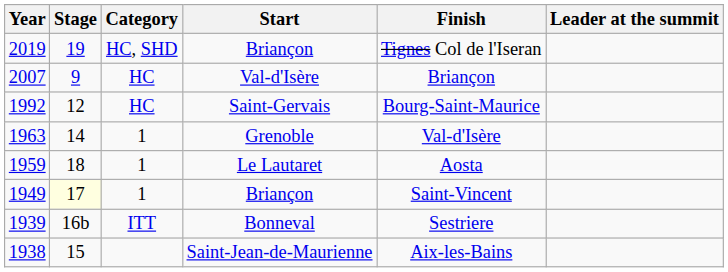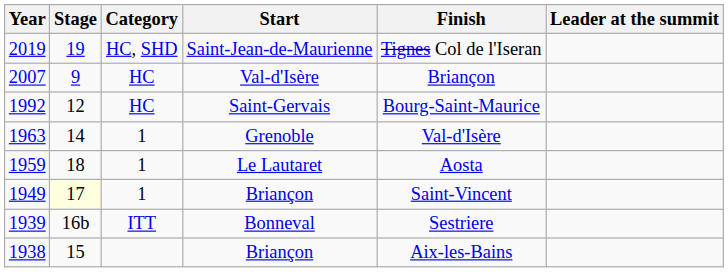(280, 48) Briançon -> (280, 48) Saint-Jean-de-Maurienne
(280, 252) Saint-Jean-de-Maurienne -> (280, 252) Briançon
